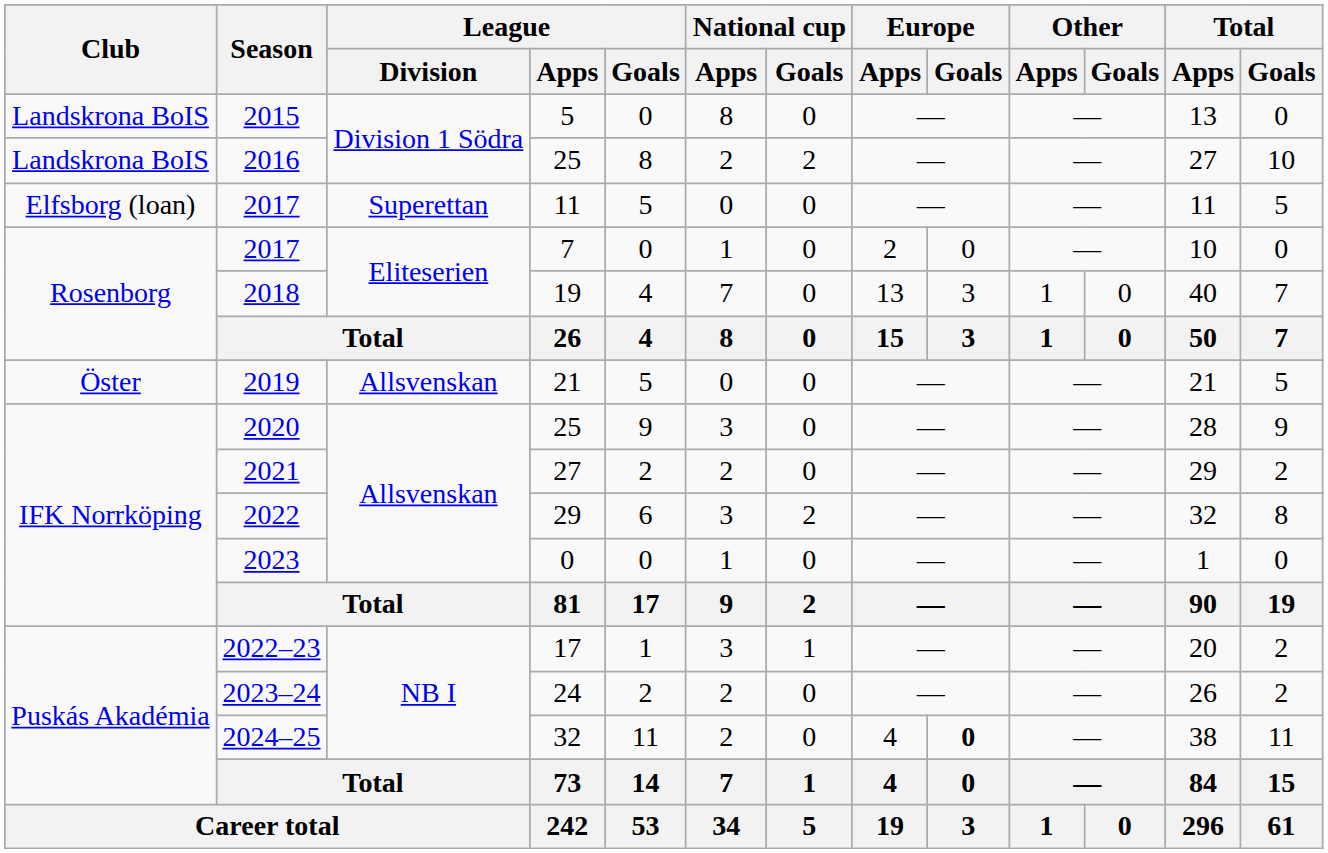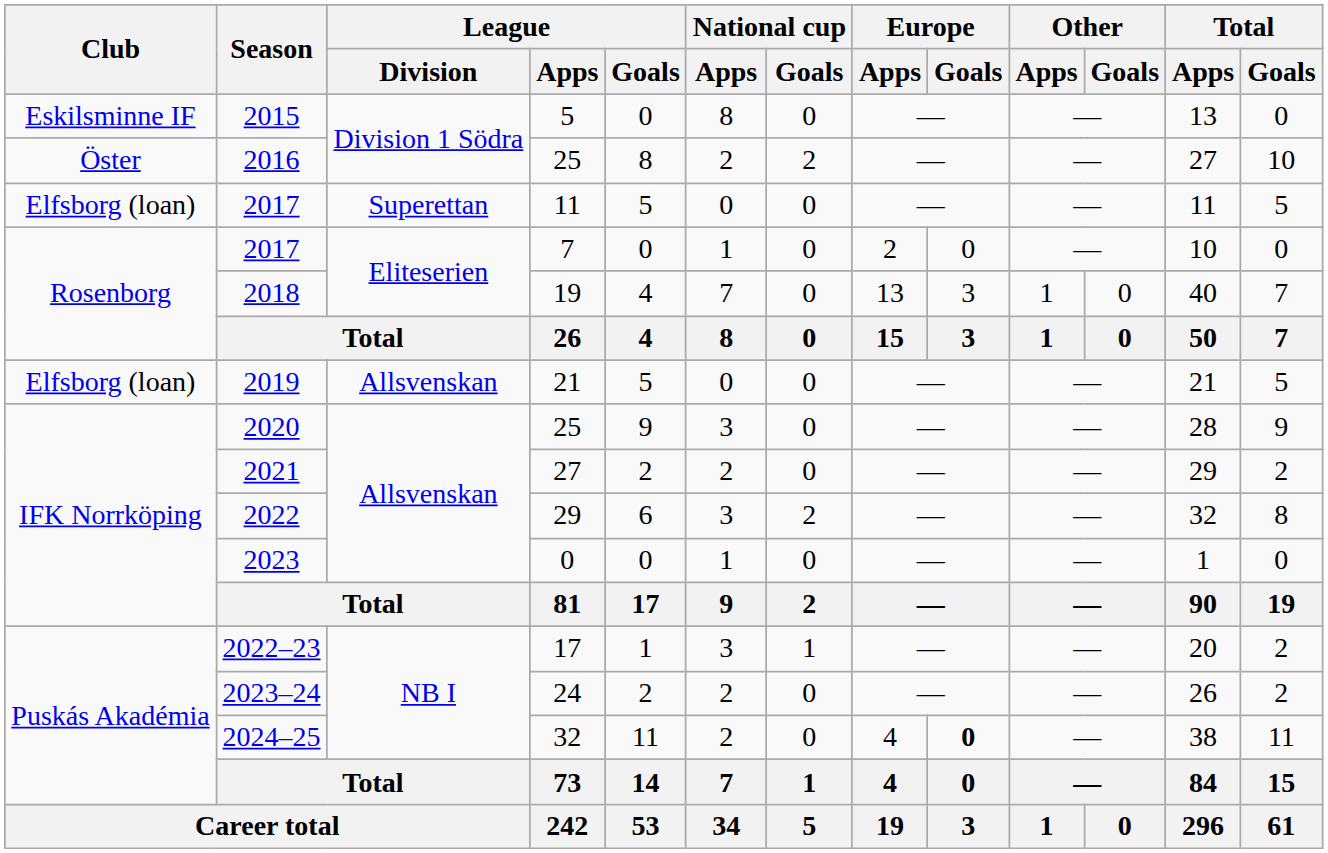(110, 115) Landskrona BoIS -> (110, 115) Eskilsminne IF
(110, 159) Landskrona BoIS -> (110, 159) Öster
(110, 381) Öster -> (110, 381) Elfsborg (loan)
